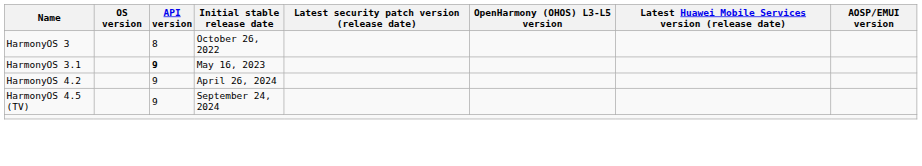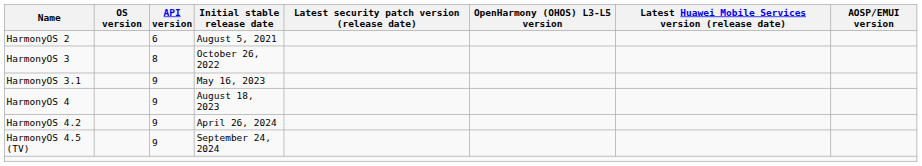+ row: (38, 39)
(155, 65) bold -> (155, 80) normal
+ row: (38, 101)
